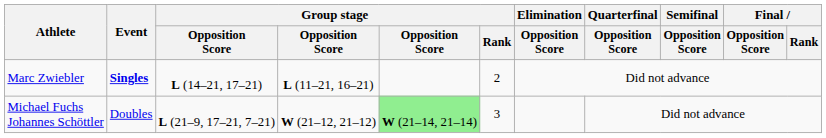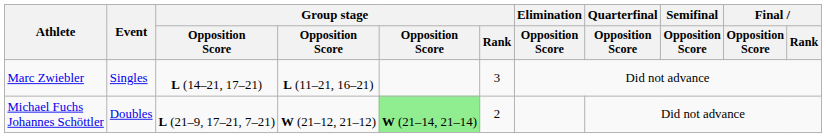(129, 78) bold -> (129, 78) normal
(497, 78) 2 -> (497, 78) 3
(497, 114) 3 -> (497, 114) 2
